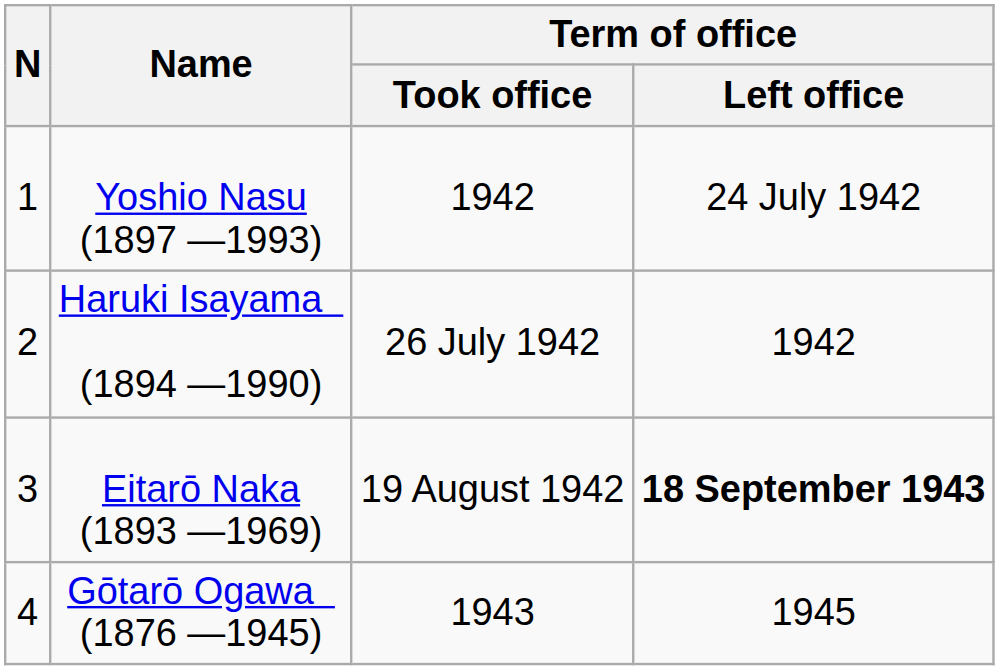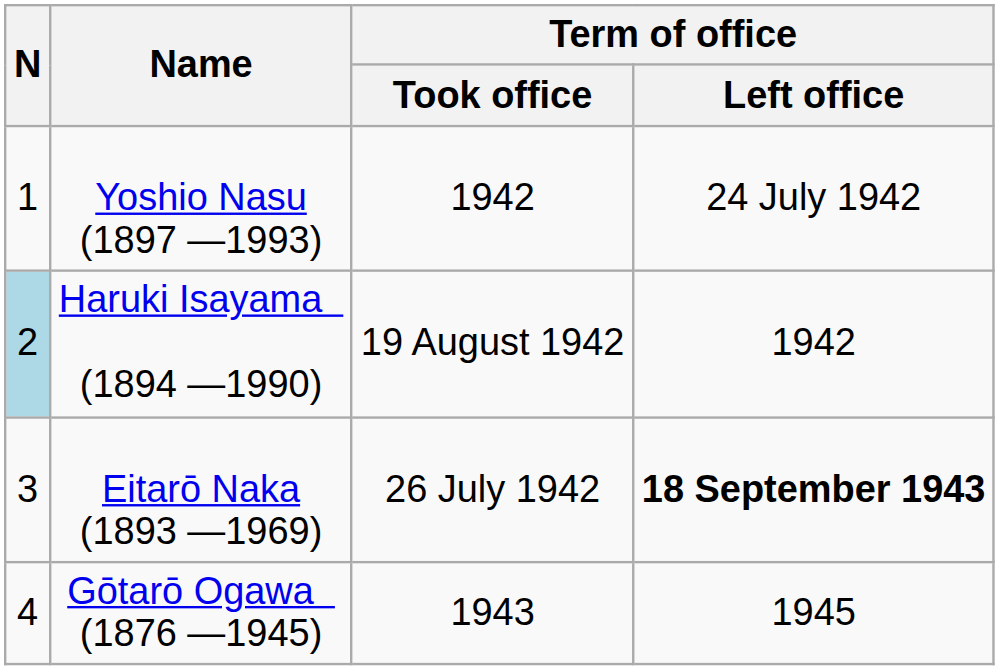(28, 342) no background -> (28, 342) lightblue background
(493, 342) 26 July 1942 -> (493, 342) 19 August 1942
(493, 488) 19 August 1942 -> (493, 488) 26 July 1942
